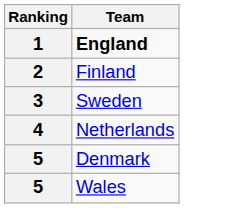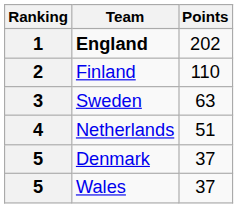+ column: (205, 17)
